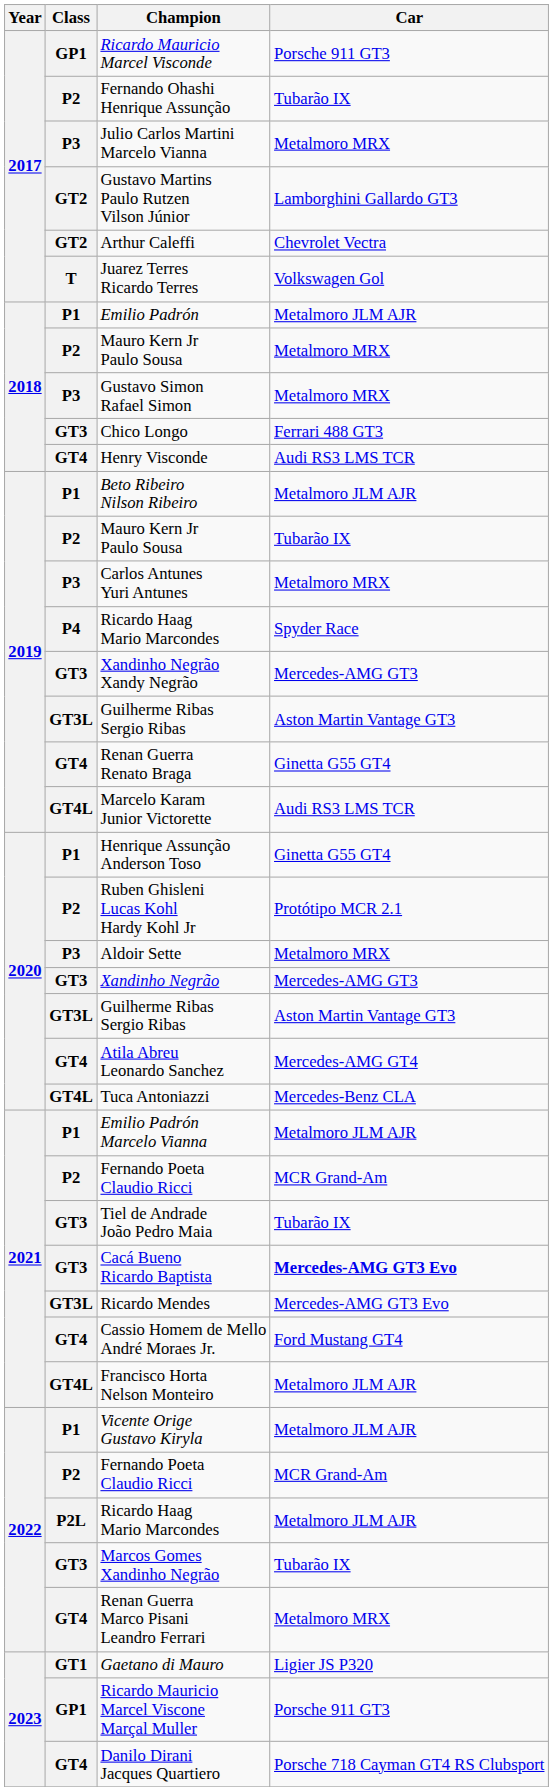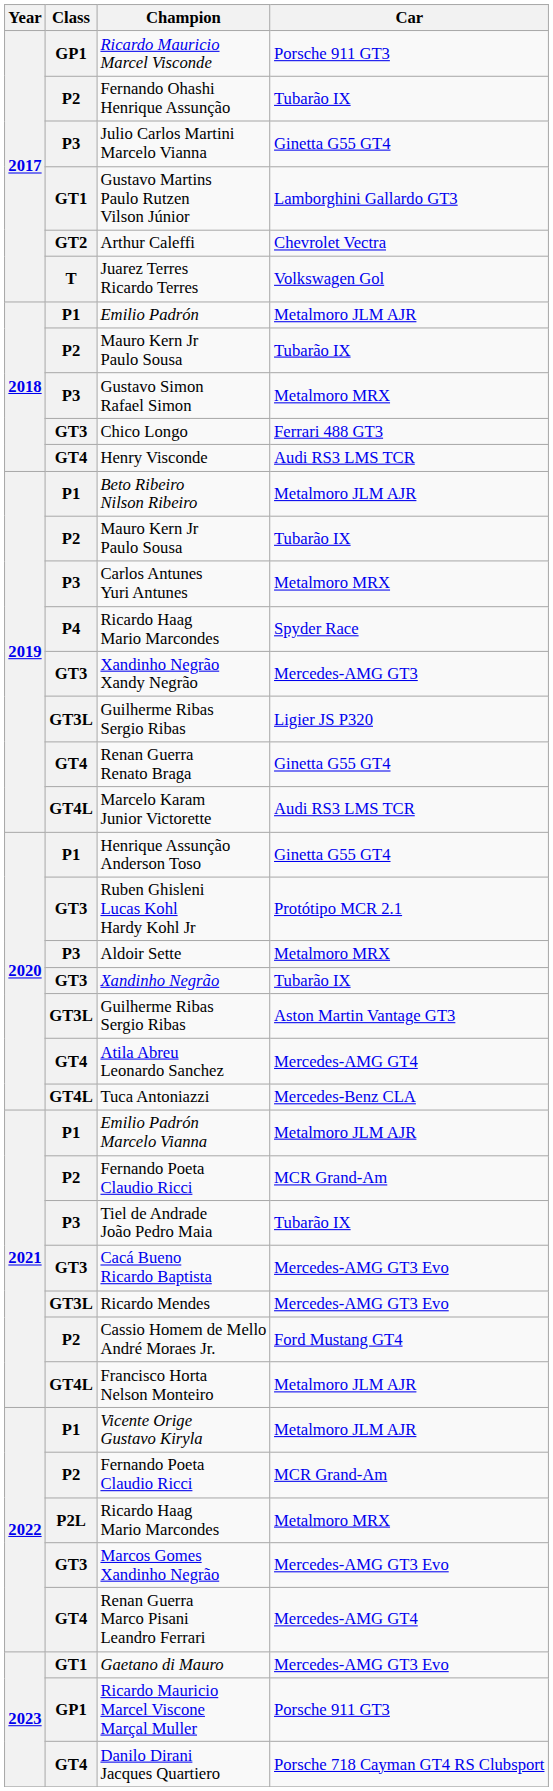(332, 143) Metalmoro MRX -> (332, 143) Ginetta G55 GT4
(71, 198) GT2 -> (71, 198) GT1
(332, 350) Metalmoro MRX -> (312, 350) Tubarão IX
(365, 719) Aston Martin Vantage GT3 -> (324, 719) Ligier JS P320
(71, 908) P2 -> (71, 908) GT3
(346, 980) Mercedes-AMG GT3 -> (312, 980) Tubarão IX
(71, 1222) GT3 -> (71, 1222) P3
(365, 1268) bold -> (361, 1268) normal
(71, 1339) GT4 -> (71, 1339) P2
(345, 1519) Metalmoro JLM AJR -> (332, 1519) Metalmoro MRX
(312, 1565) Tubarão IX -> (361, 1565) Mercedes-AMG GT3 Evo
(332, 1619) Metalmoro MRX -> (346, 1619) Mercedes-AMG GT4
(324, 1664) Ligier JS P320 -> (361, 1664) Mercedes-AMG GT3 Evo
